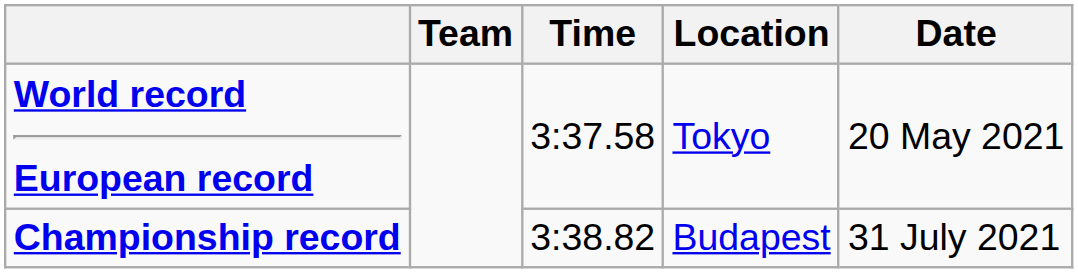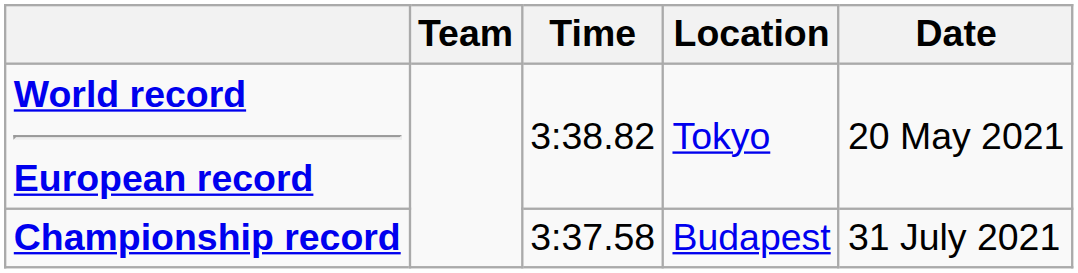(593, 135) 3:37.58 -> (593, 135) 3:38.82
(593, 237) 3:38.82 -> (593, 237) 3:37.58
